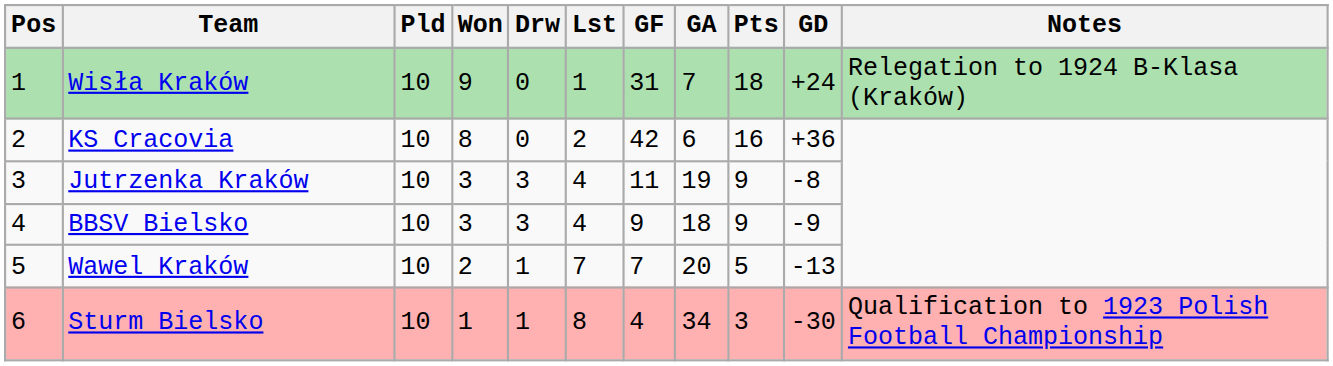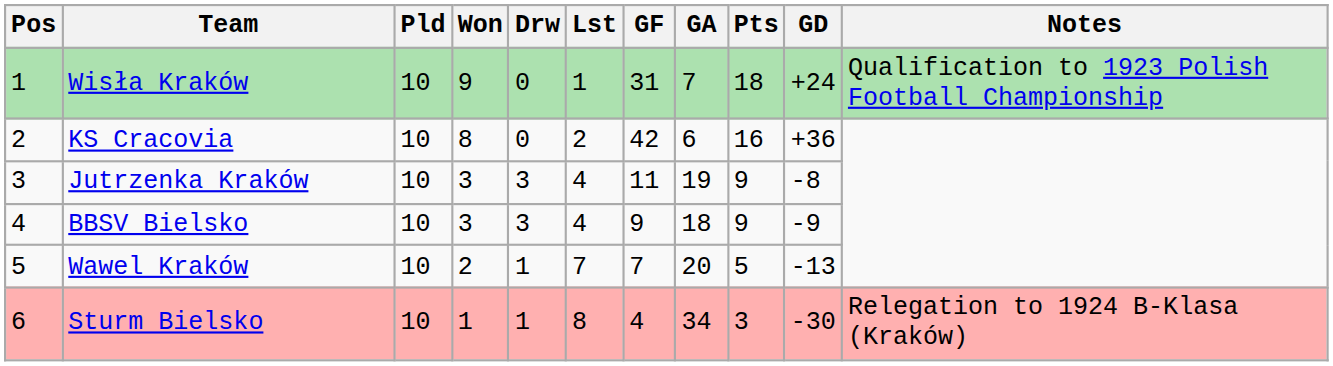(1043, 83) Relegation to 1924 B-Klasa (Kraków) -> (1058, 83) Qualification to 1923 Polish Football Championship
(1058, 323) Qualification to 1923 Polish Football Championship -> (1043, 323) Relegation to 1924 B-Klasa (Kraków)
